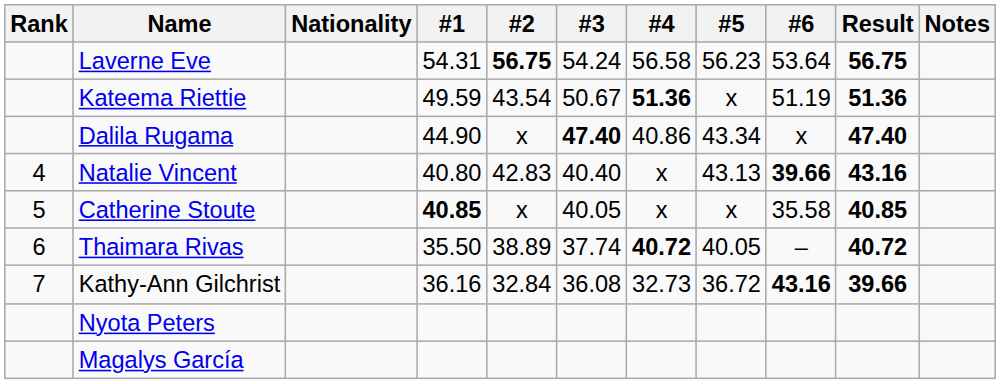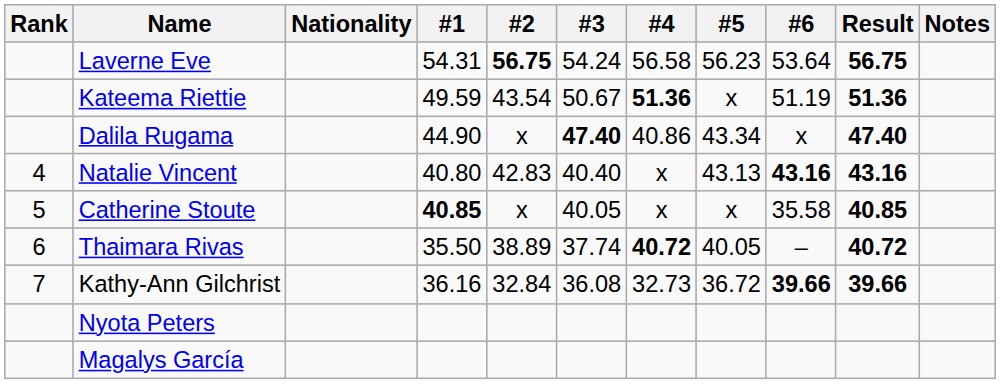(801, 173) 39.66 -> (801, 173) 43.16
(801, 285) 43.16 -> (801, 285) 39.66
